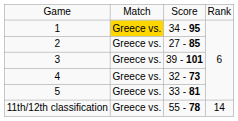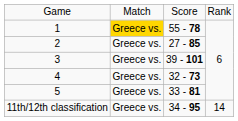(184, 28) 34 - 95 -> (184, 28) 55 - 78
(184, 108) 55 - 78 -> (184, 108) 34 - 95
